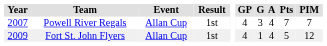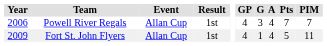(18, 23) 2007 -> (18, 23) 2006
(309, 35) 12 -> (309, 35) 11
